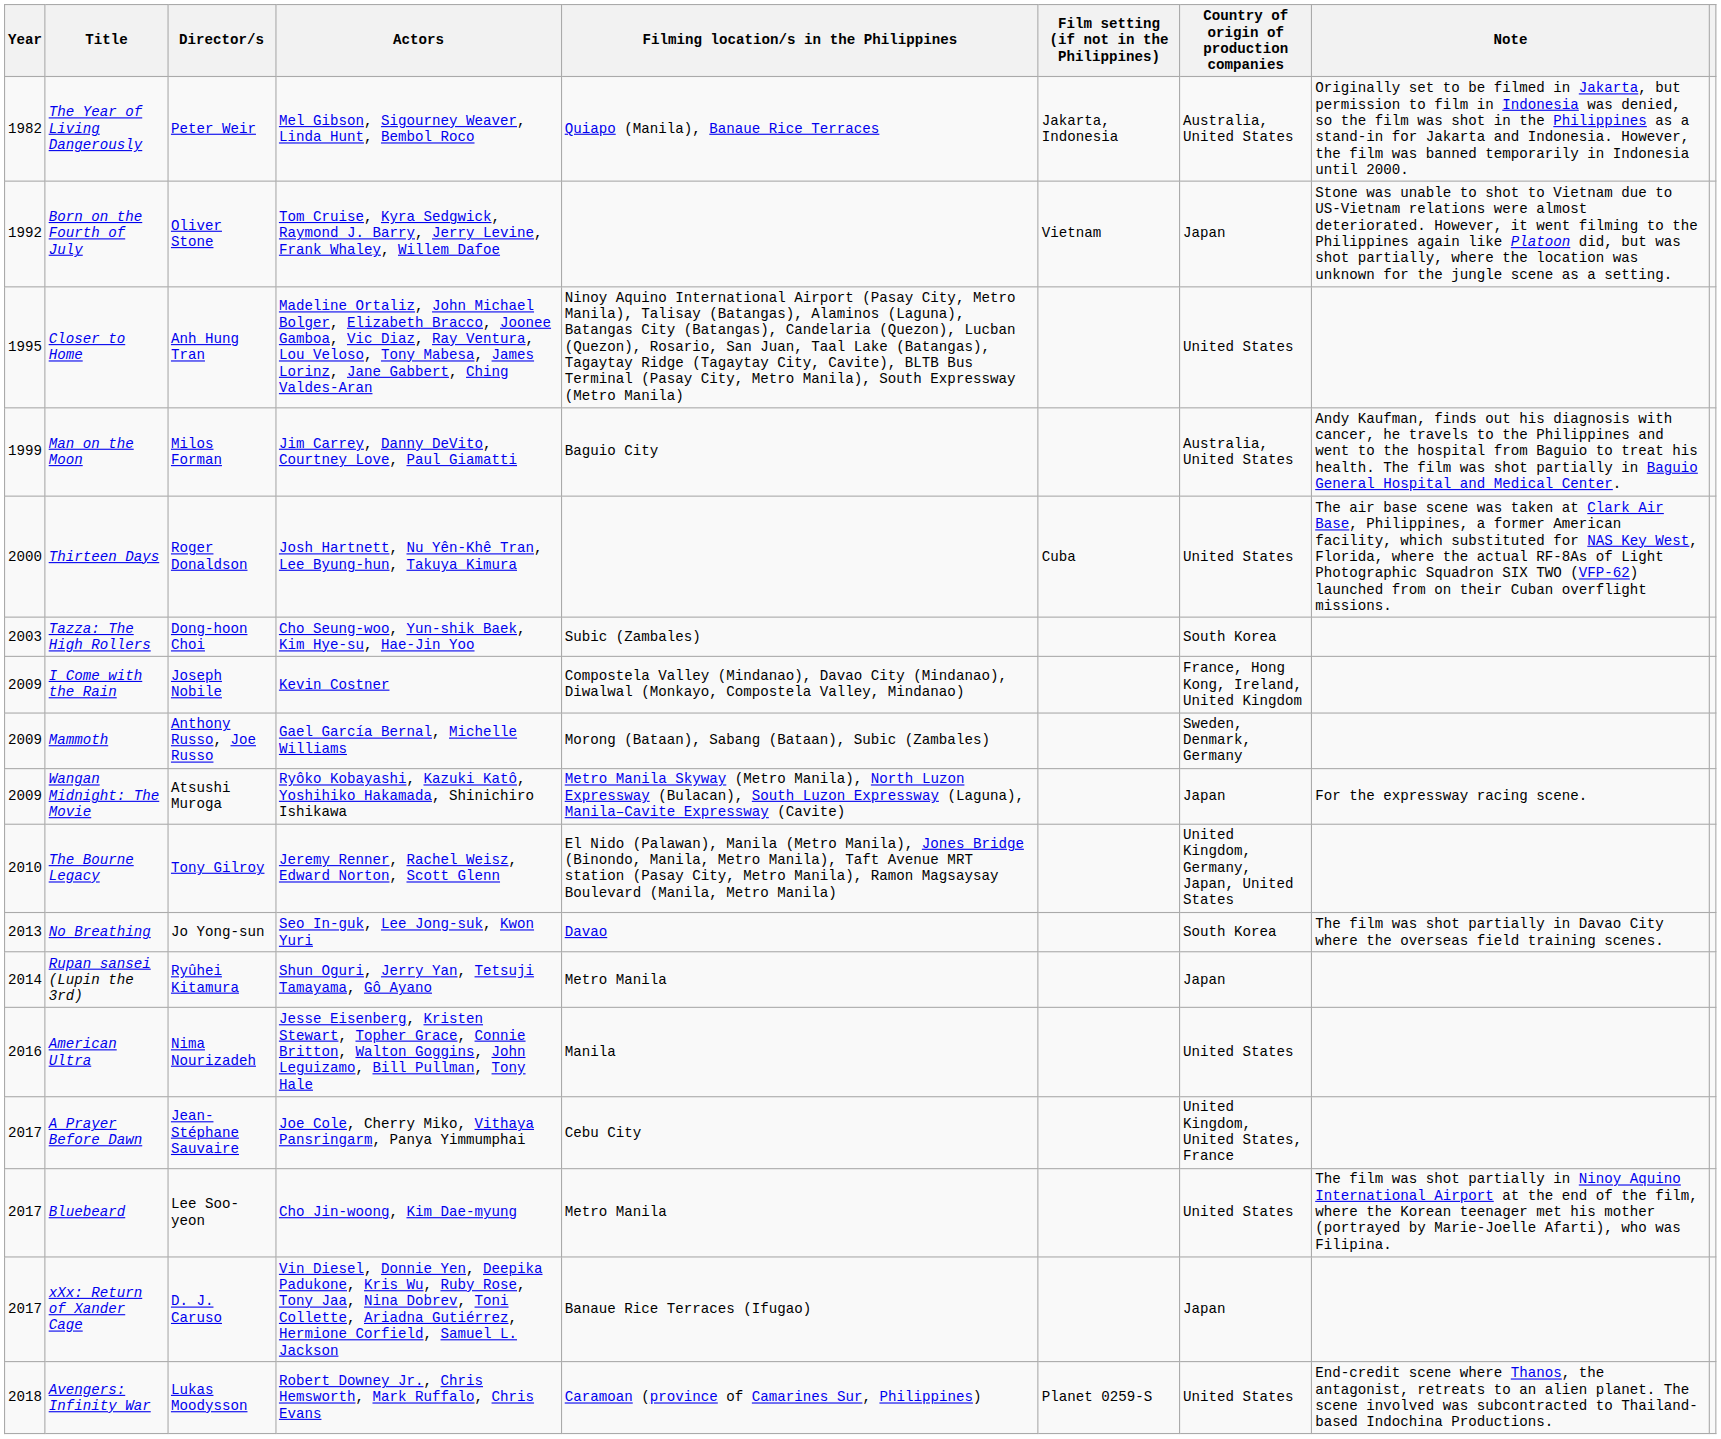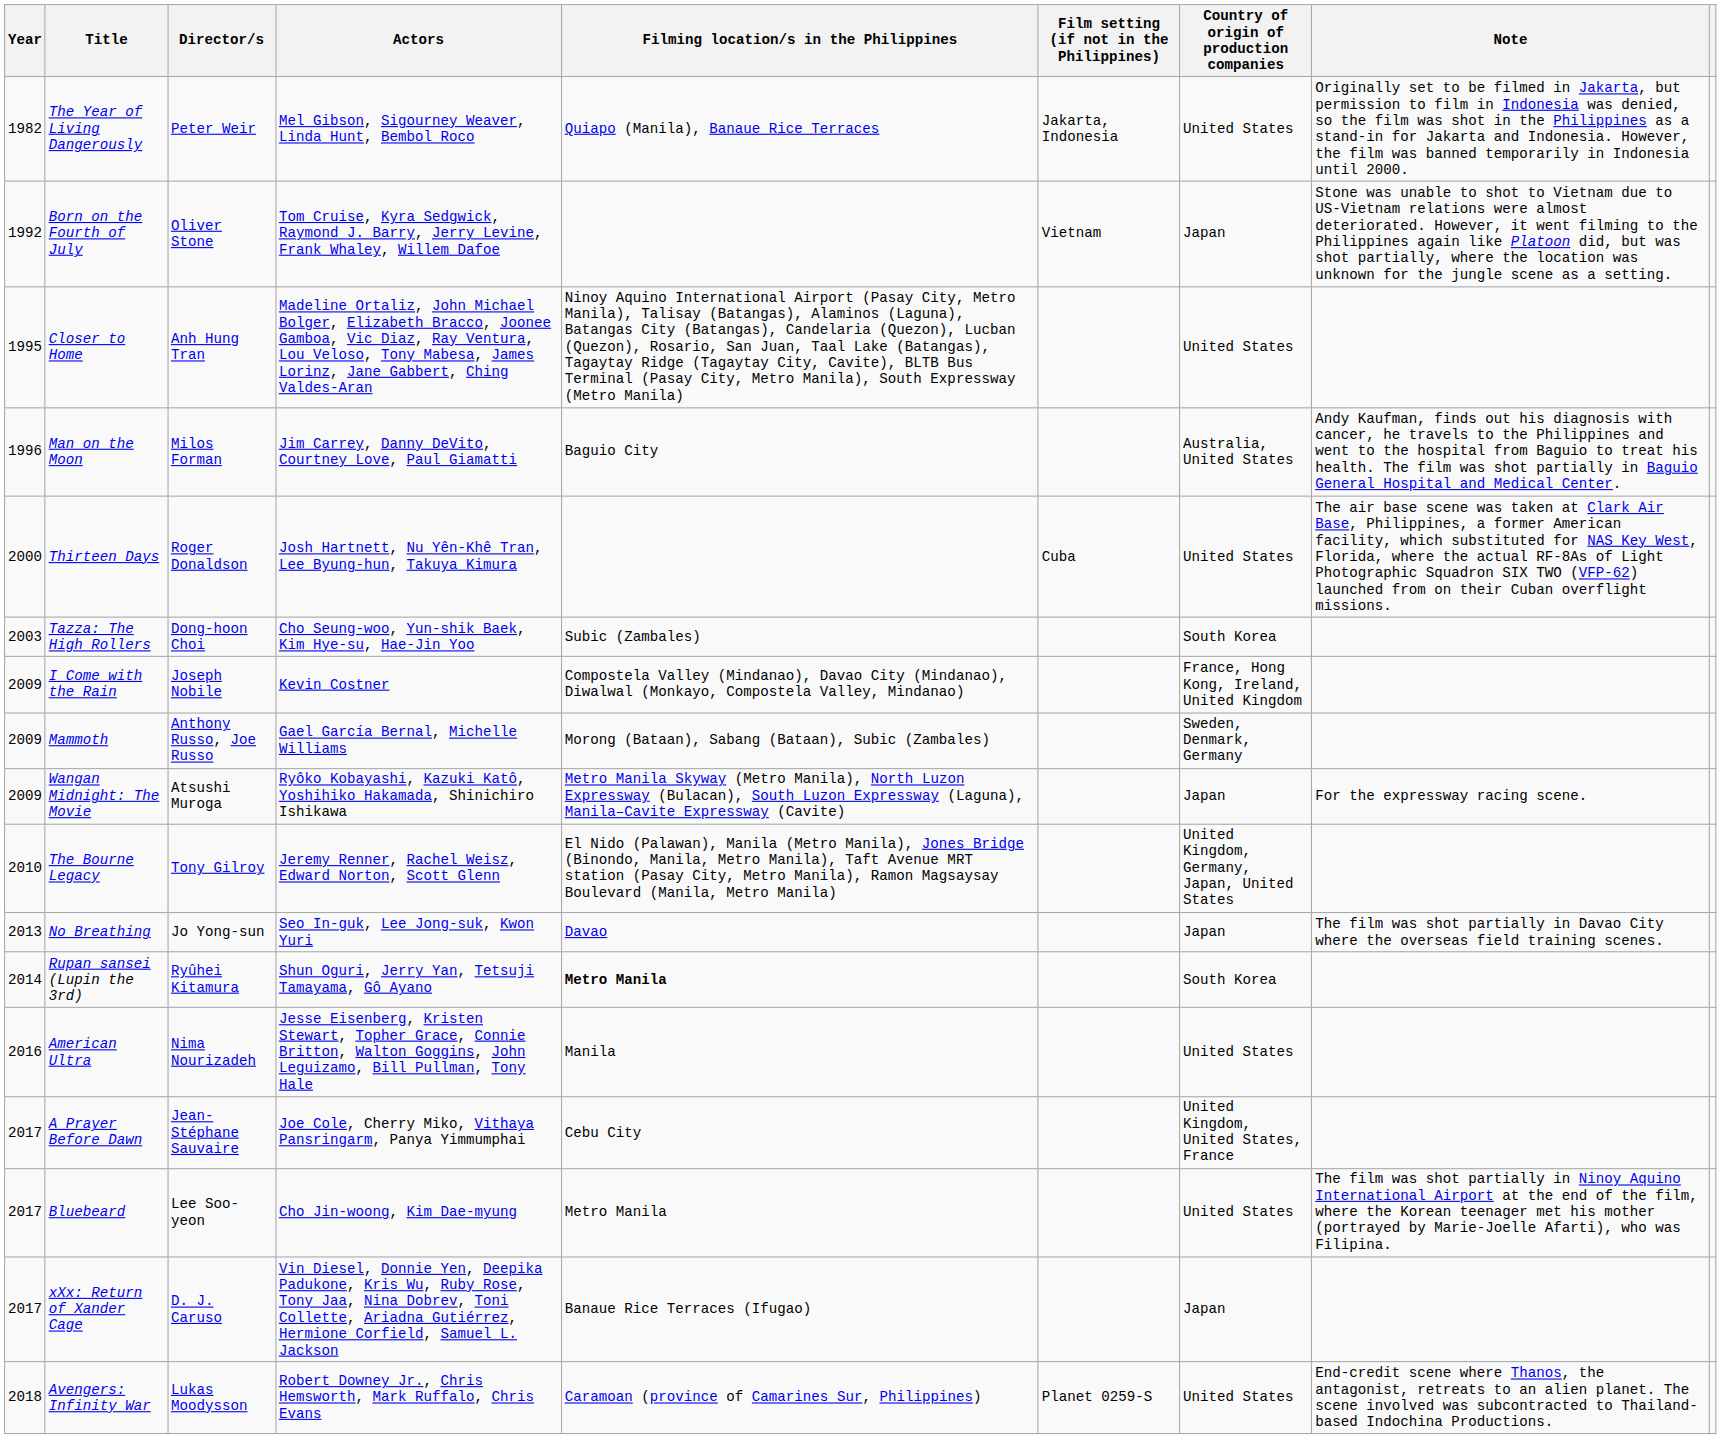(1238, 129) Australia, United States -> (1238, 129) United States
(25, 452) 1999 -> (25, 452) 1996
(1230, 932) South Korea -> (1204, 932) Japan
(616, 980) normal -> (616, 980) bold
(1204, 980) Japan -> (1230, 980) South Korea
